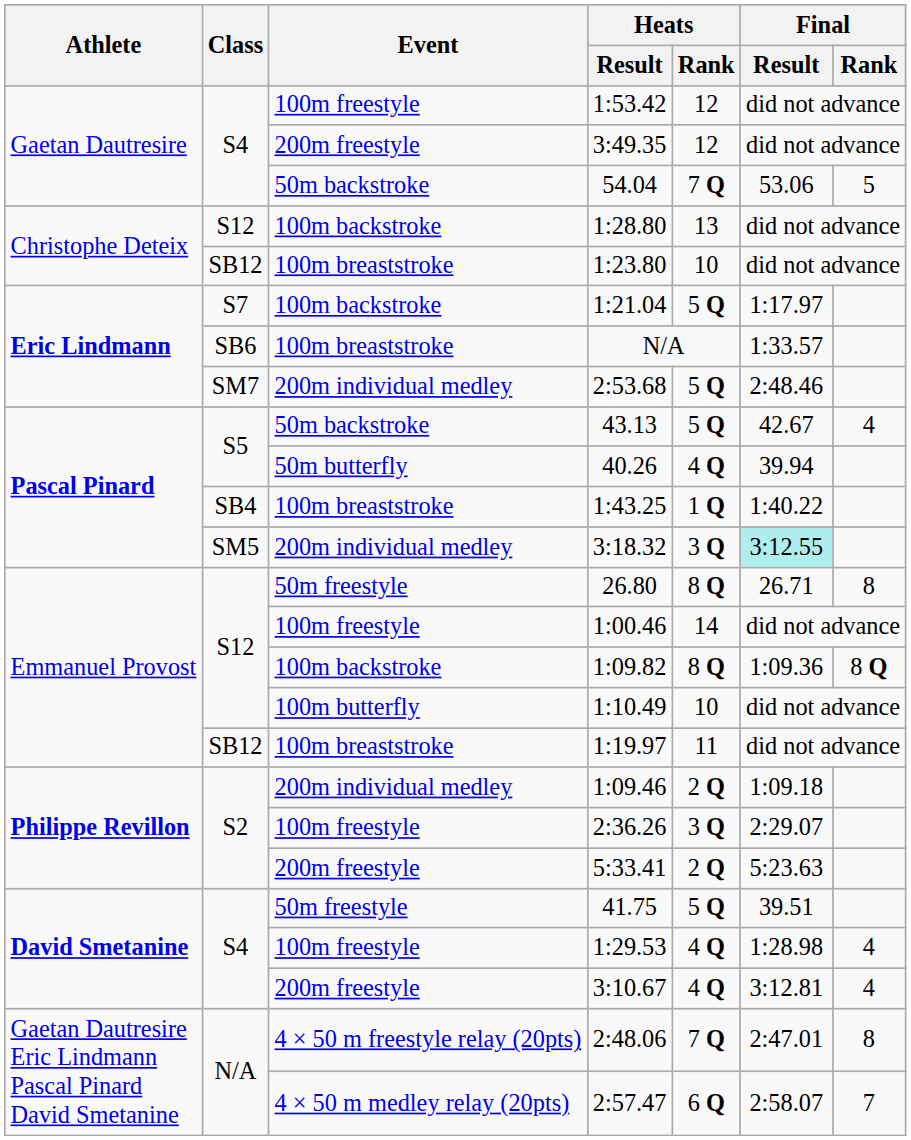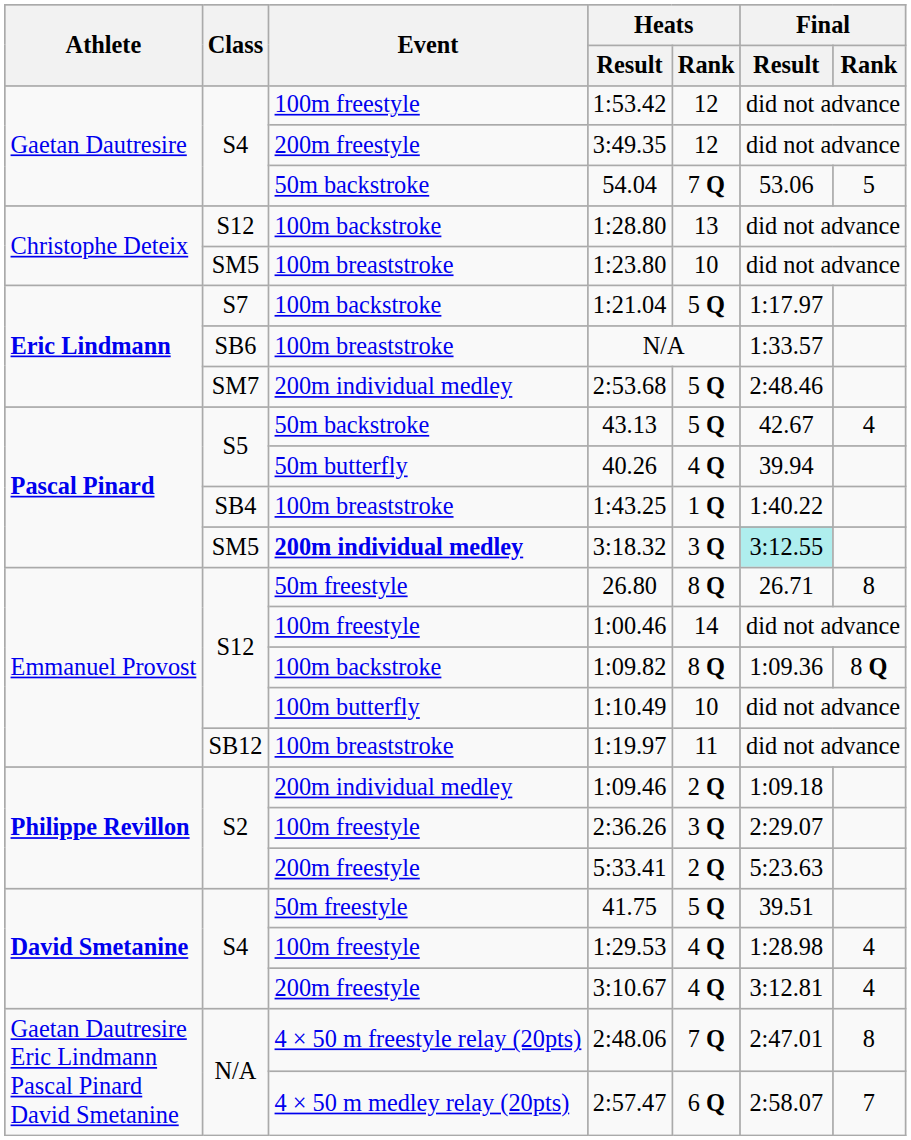(235, 265) SB12 -> (235, 265) SM5
(393, 546) normal -> (399, 546) bold
